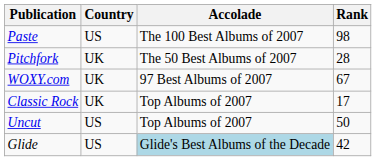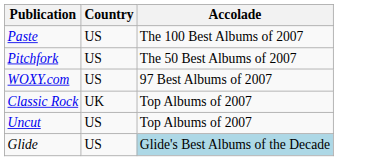- column: (352, 15)
(94, 58) UK -> (93, 58) US
(94, 79) UK -> (93, 79) US
